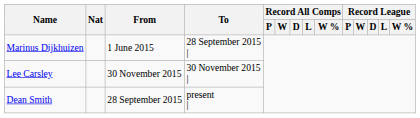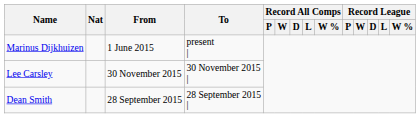(224, 47) 28 September 2015 | -> (200, 47) present |
(200, 100) present | -> (224, 100) 28 September 2015 |
